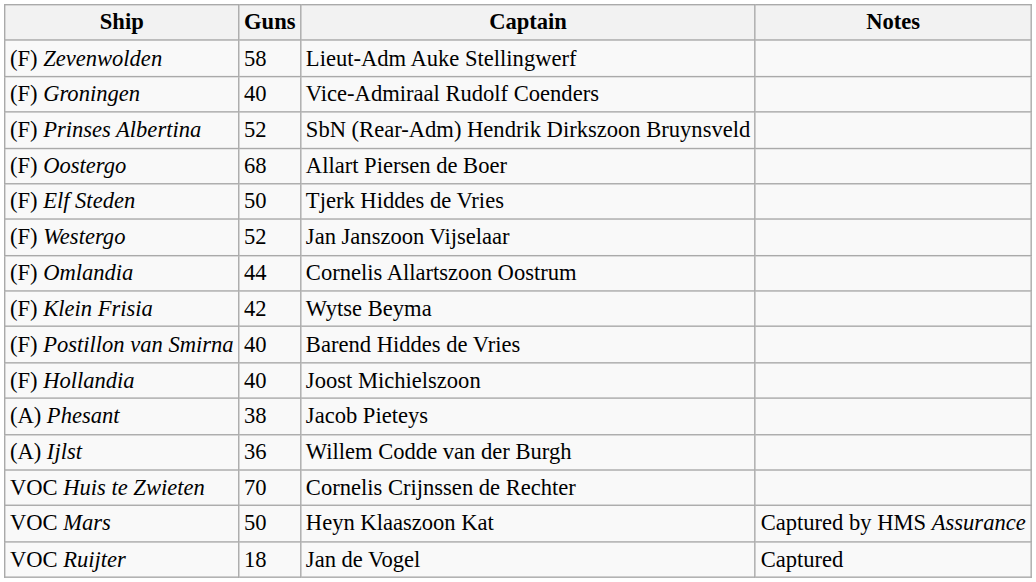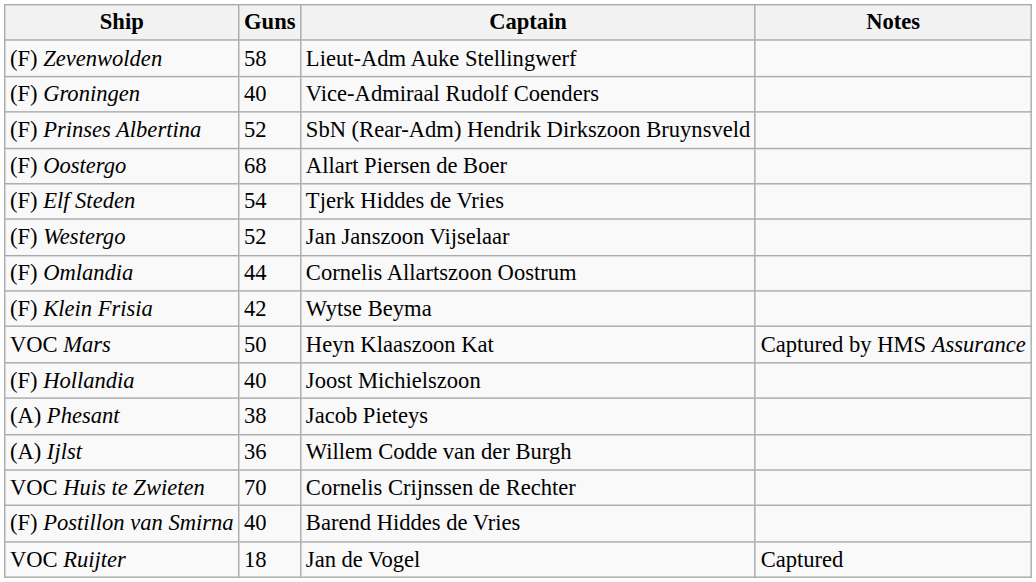(255, 201) 50 -> (255, 201) 54
rows swapped: (122, 344) <-> (60, 523)
